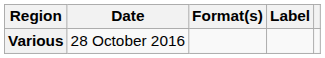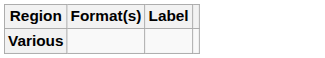- column: (128, 16)
